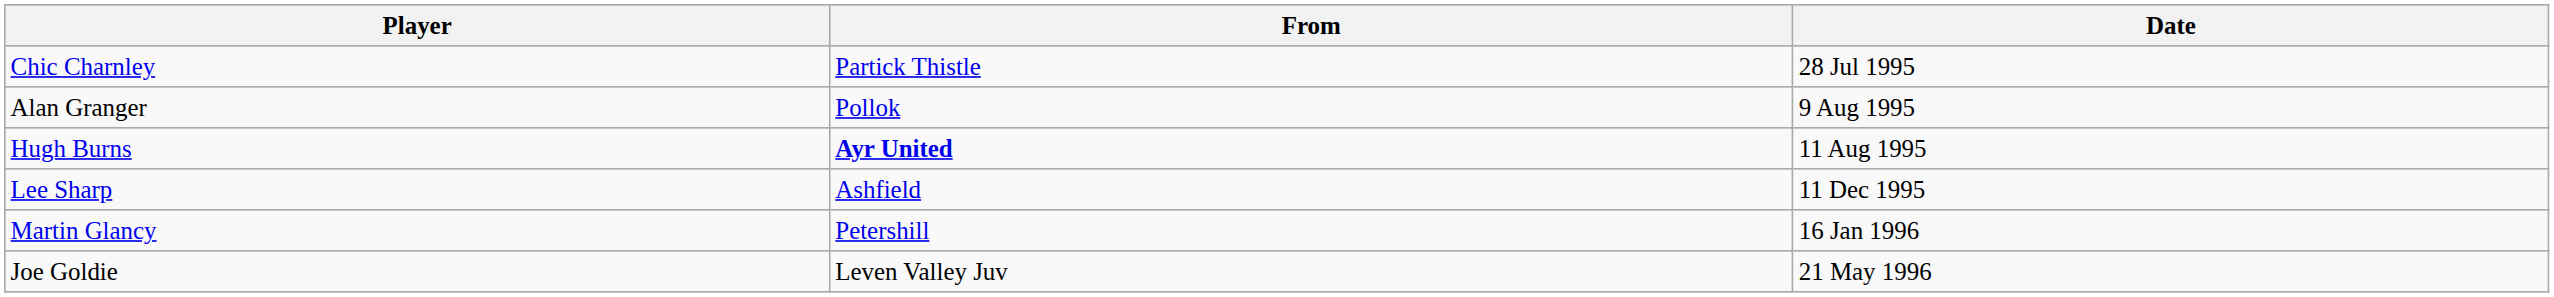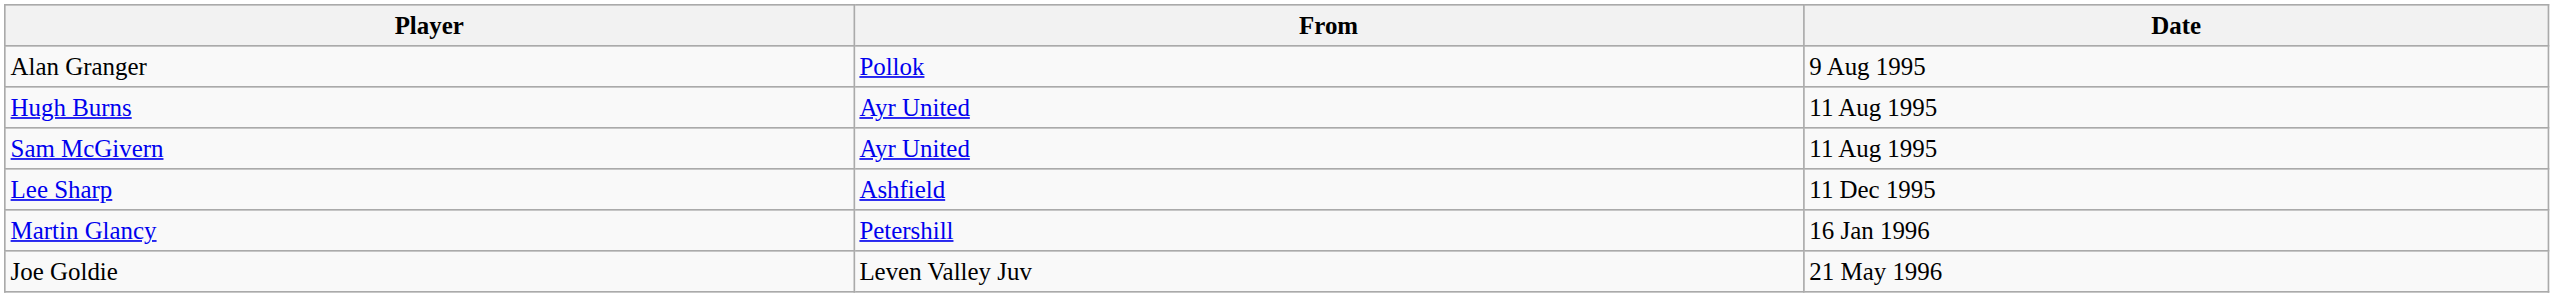- row: (83, 66)
(894, 148) bold -> (915, 107) normal
+ row: (87, 148)
